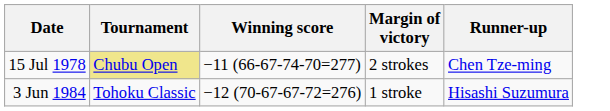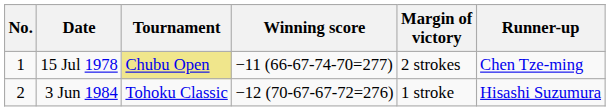+ column: (21, 28)
